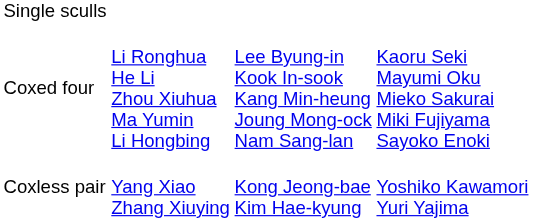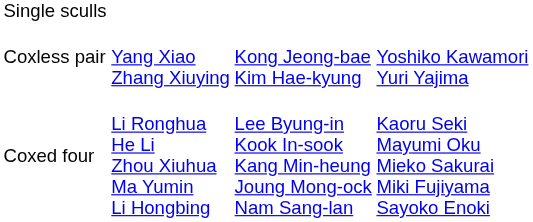rows swapped: (55, 187) <-> (49, 88)
